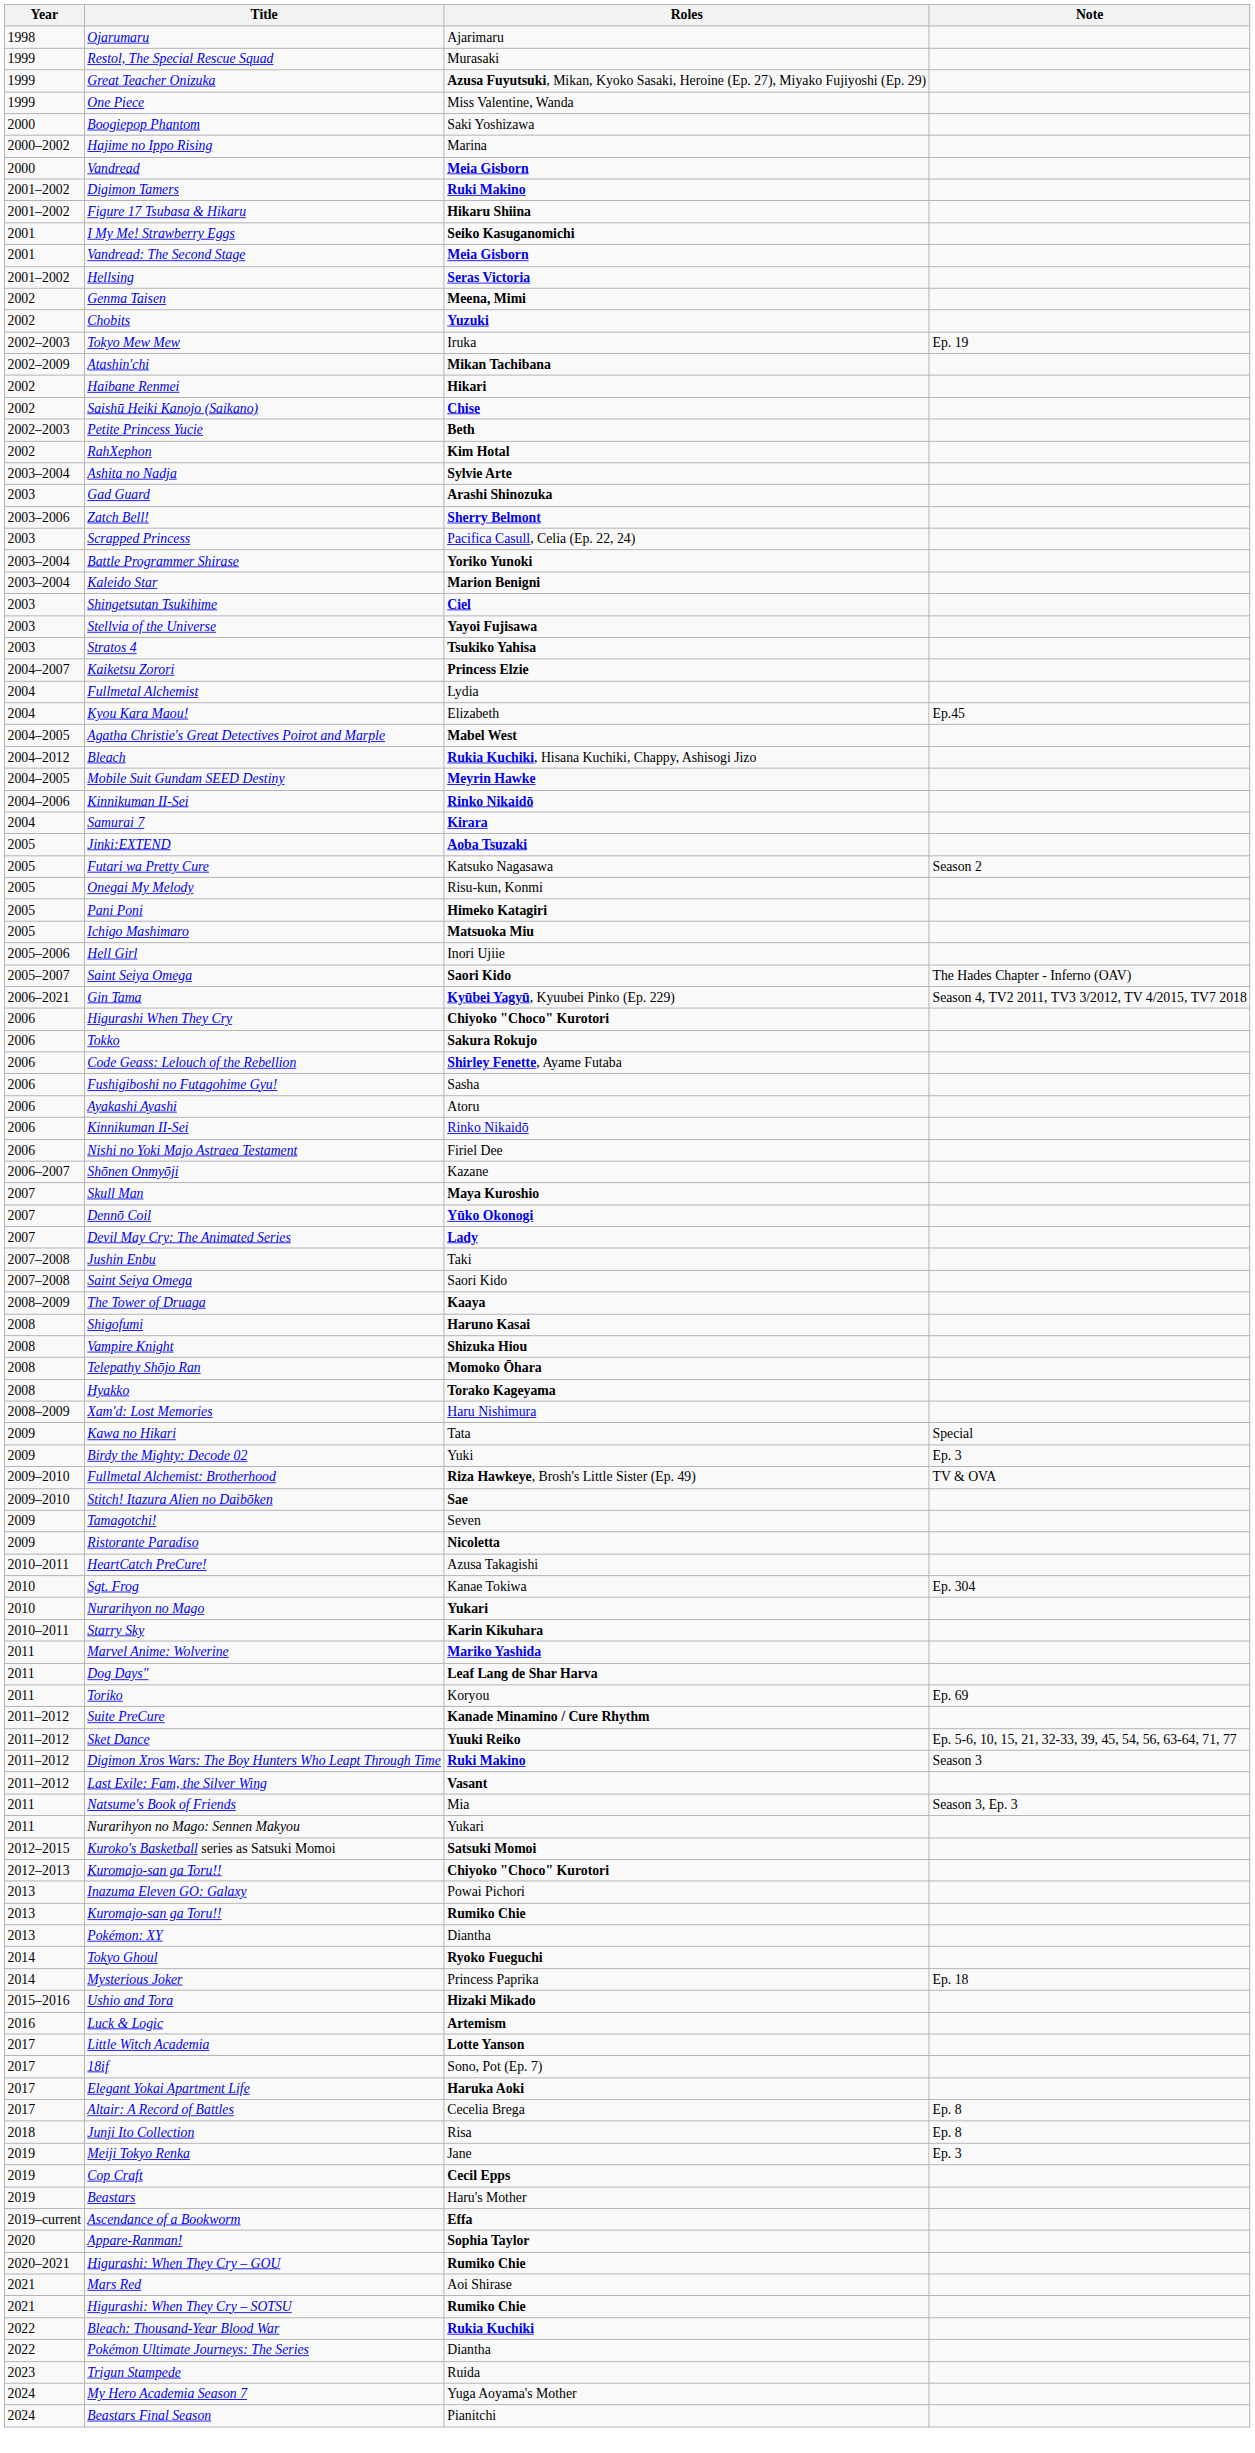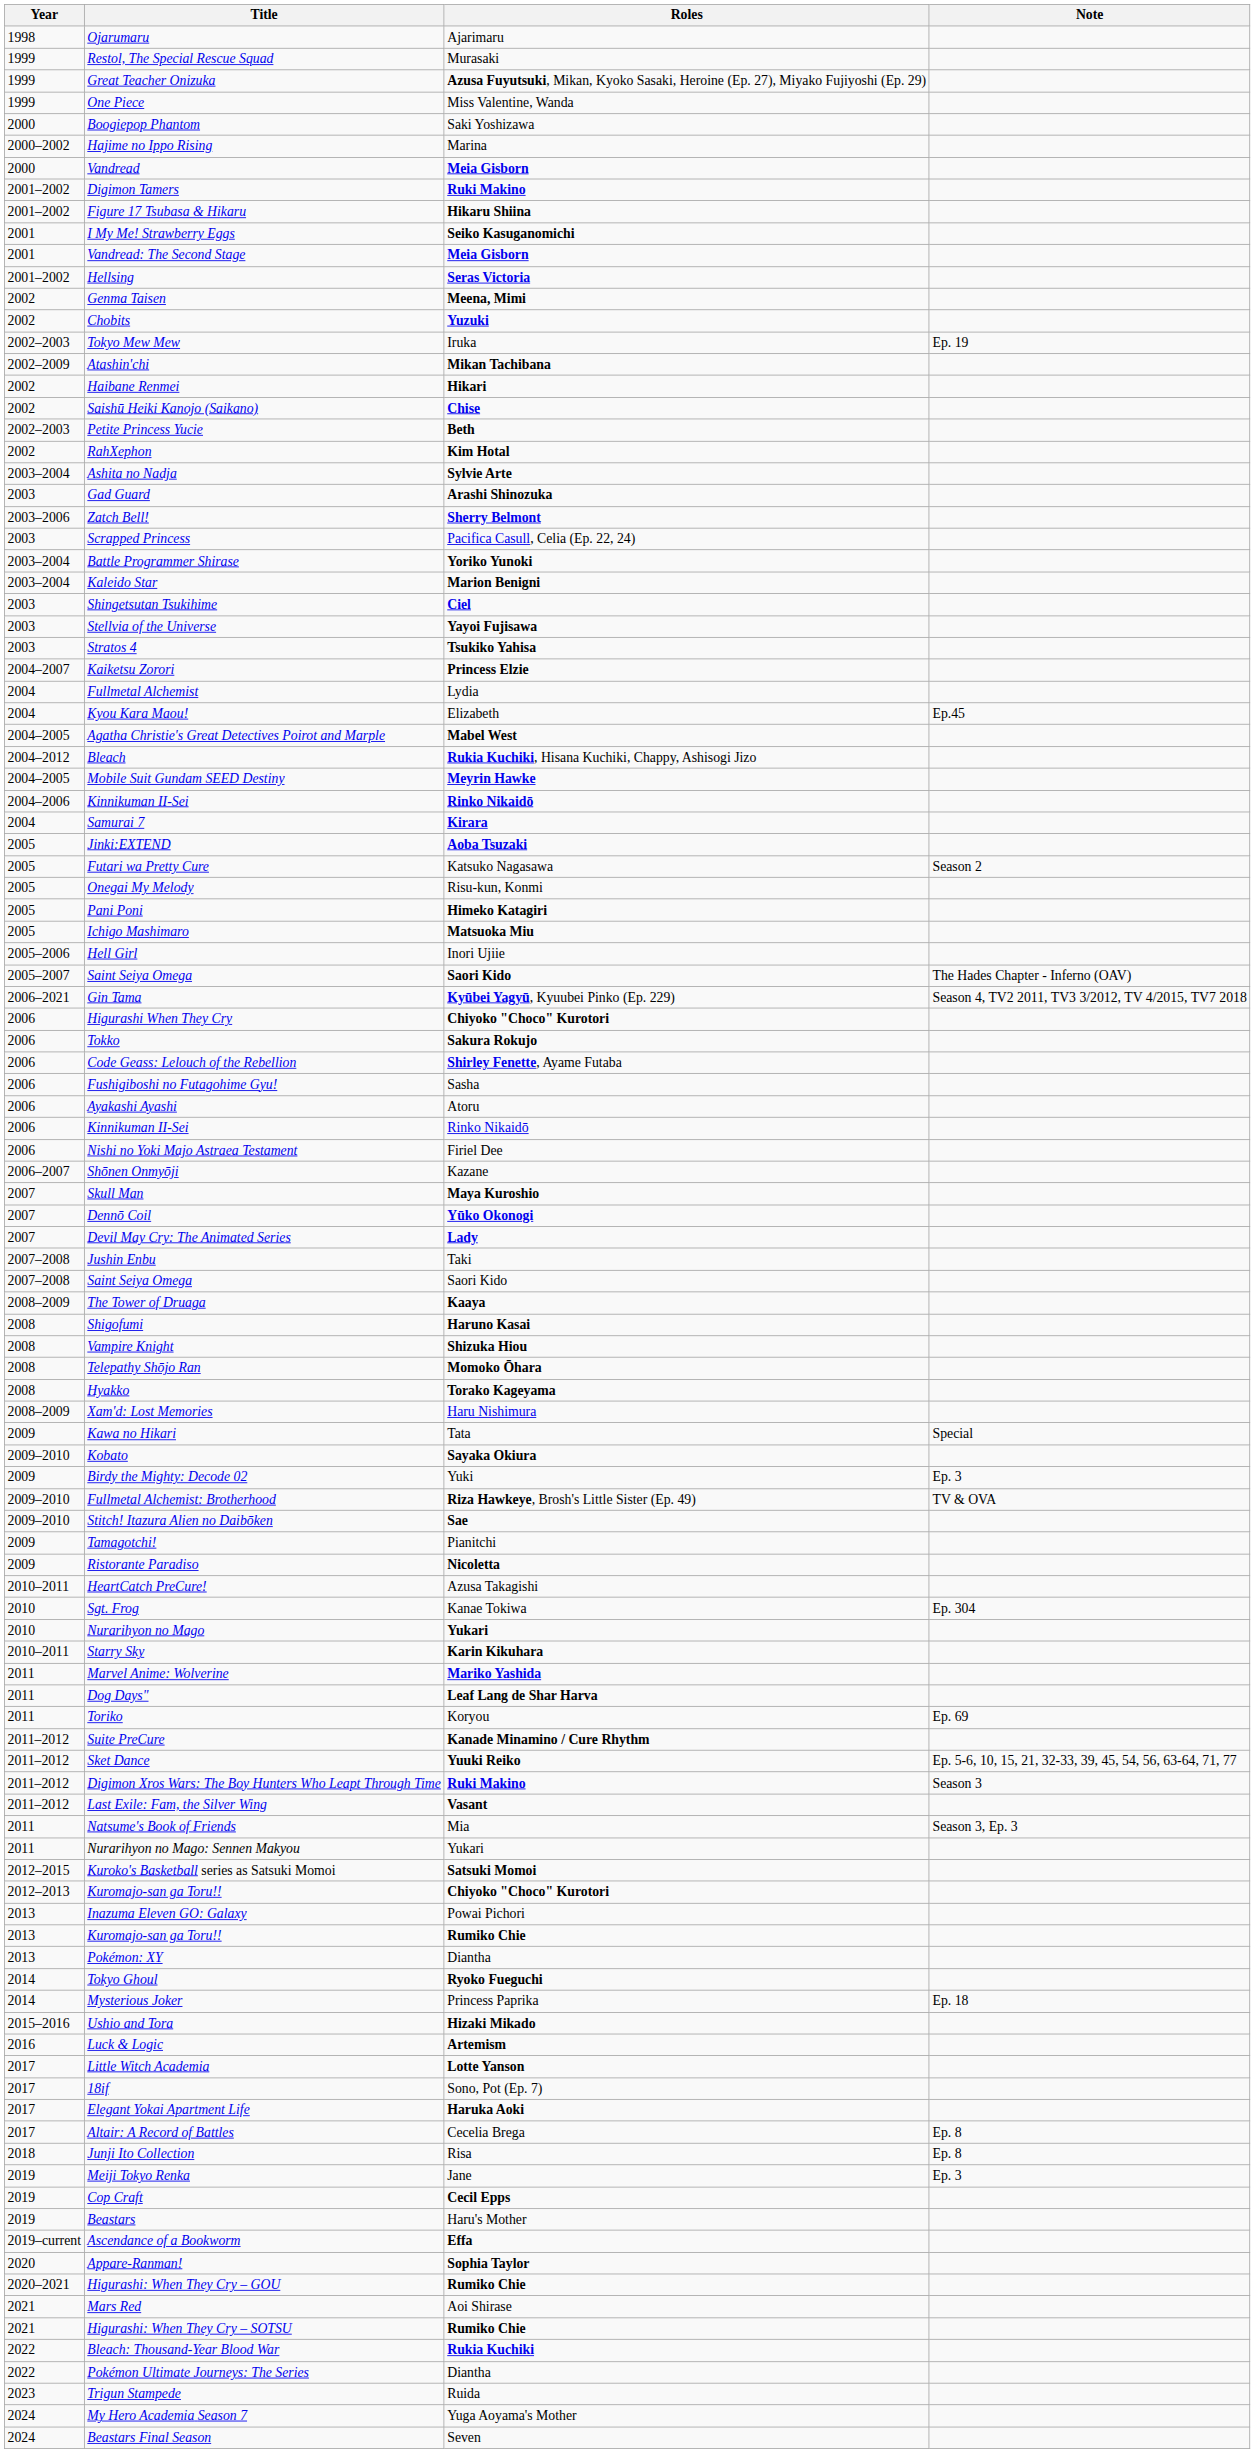+ row: (39, 1455)
(464, 1521) Seven -> (472, 1542) Pianitchi
(472, 2415) Pianitchi -> (464, 2437) Seven
